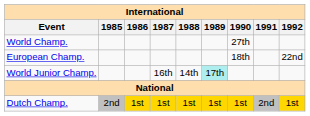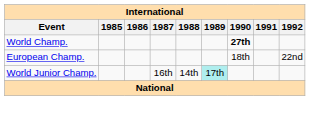(241, 42) normal -> (241, 42) bold
- row: (37, 103)
